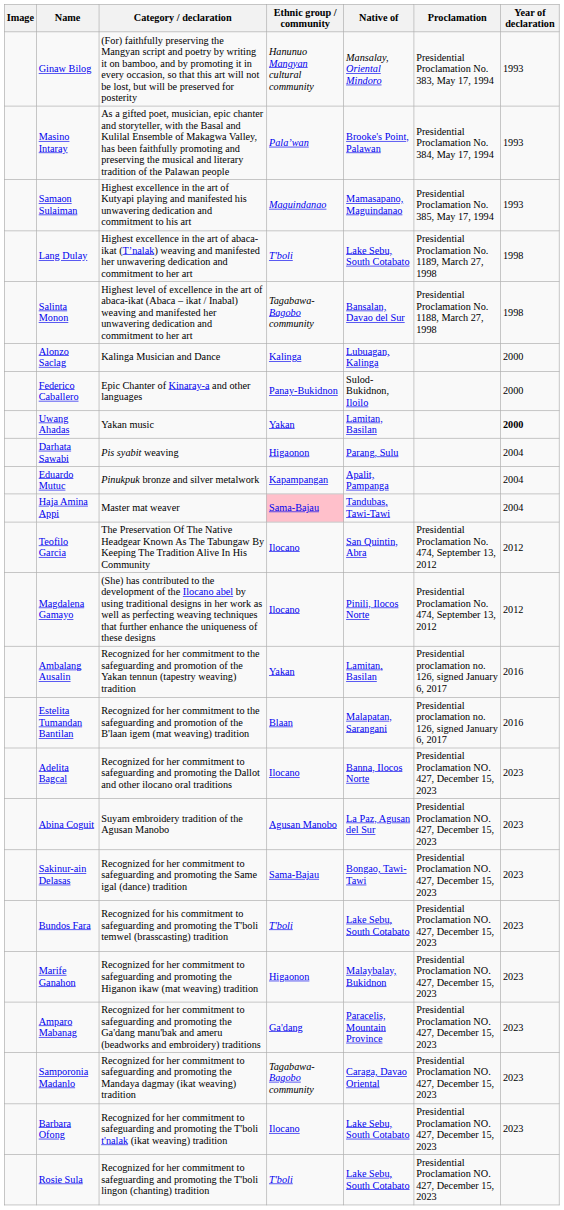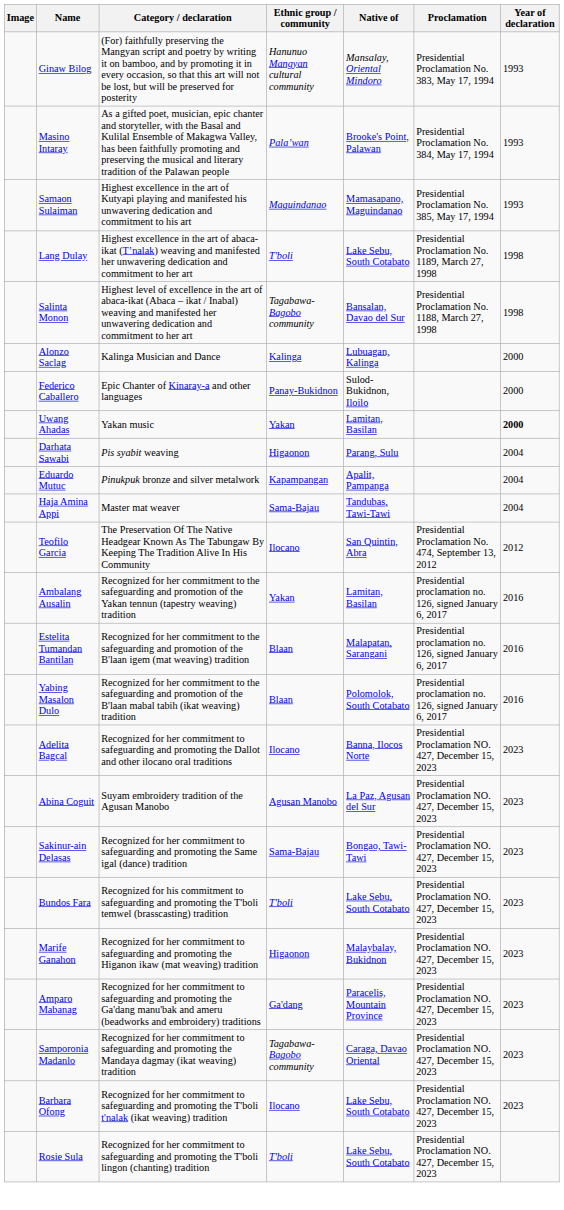(294, 508) pink background -> (294, 508) no background
- row: (61, 609)
+ row: (56, 699)
